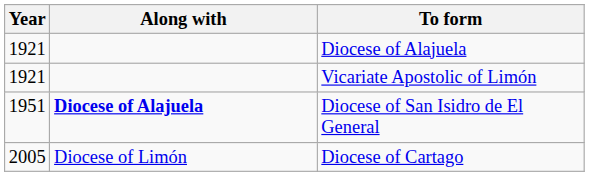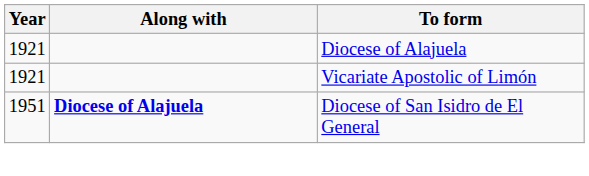- row: (392, 156)
